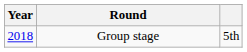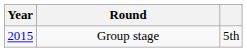(20, 36) 2018 -> (20, 36) 2015
